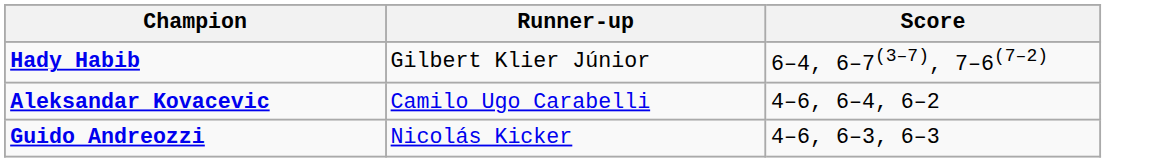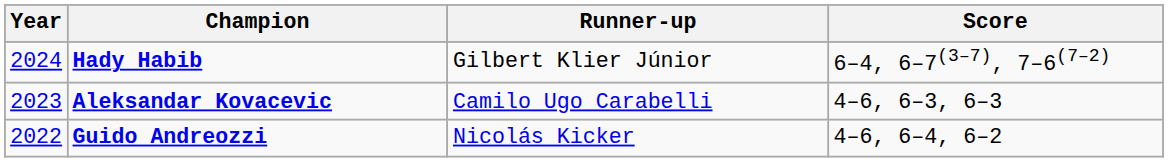+ column: (36, 23)
(855, 101) 4–6, 6–4, 6–2 -> (918, 101) 4–6, 6–3, 6–3
(855, 137) 4–6, 6–3, 6–3 -> (918, 137) 4–6, 6–4, 6–2
